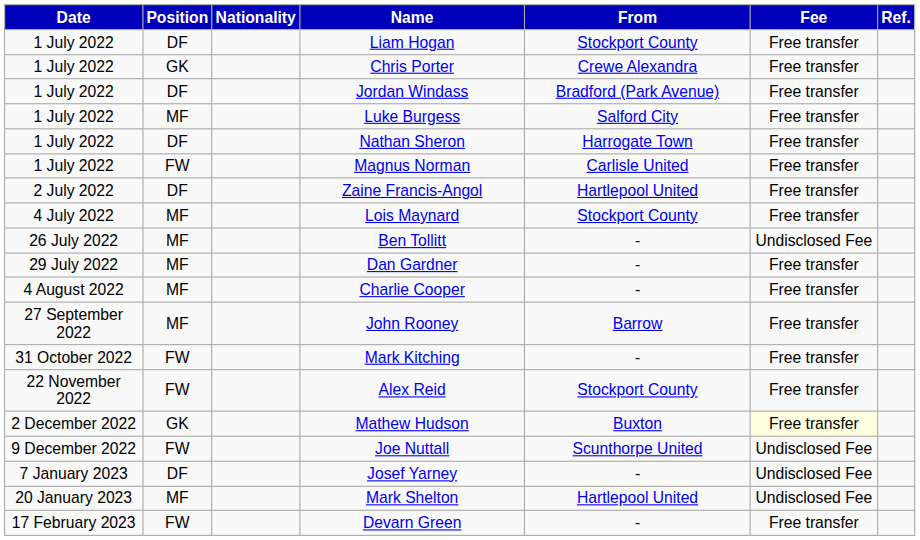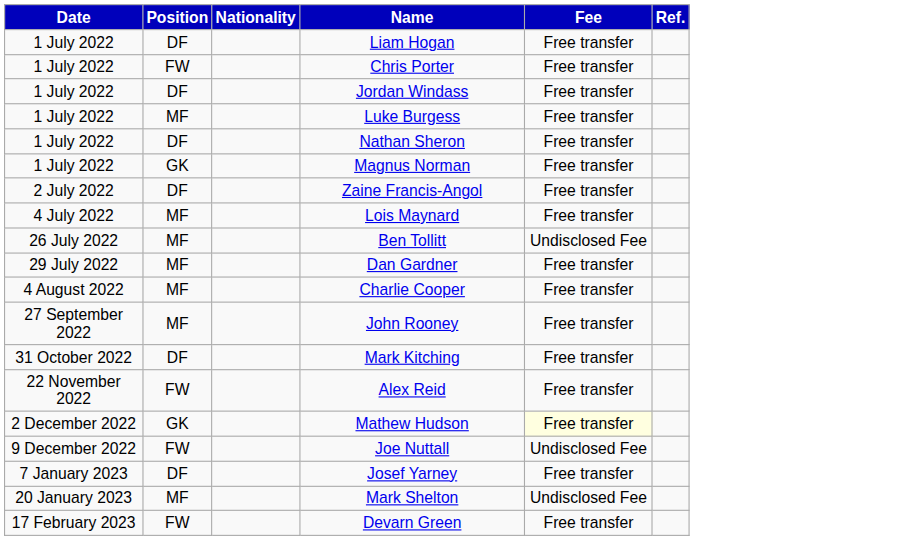- column: (638, 17)
(177, 67) GK -> (177, 67) FW
(177, 166) FW -> (177, 166) GK
(177, 357) FW -> (177, 357) DF
(814, 474) Undisclosed Fee -> (588, 474) Free transfer
